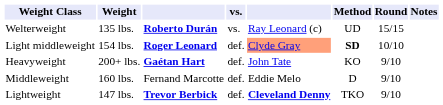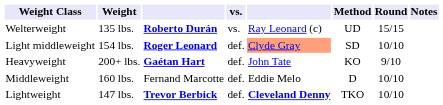(353, 45) bold -> (353, 45) normal
(391, 78) 9/10 -> (391, 78) 10/10
(391, 95) 9/10 -> (391, 95) 10/10
